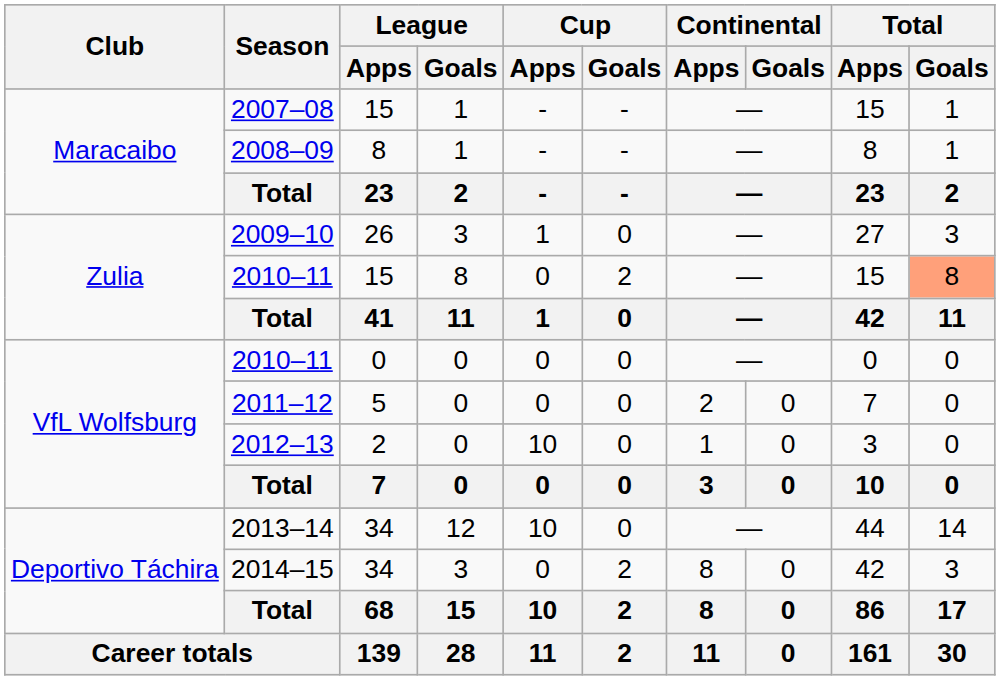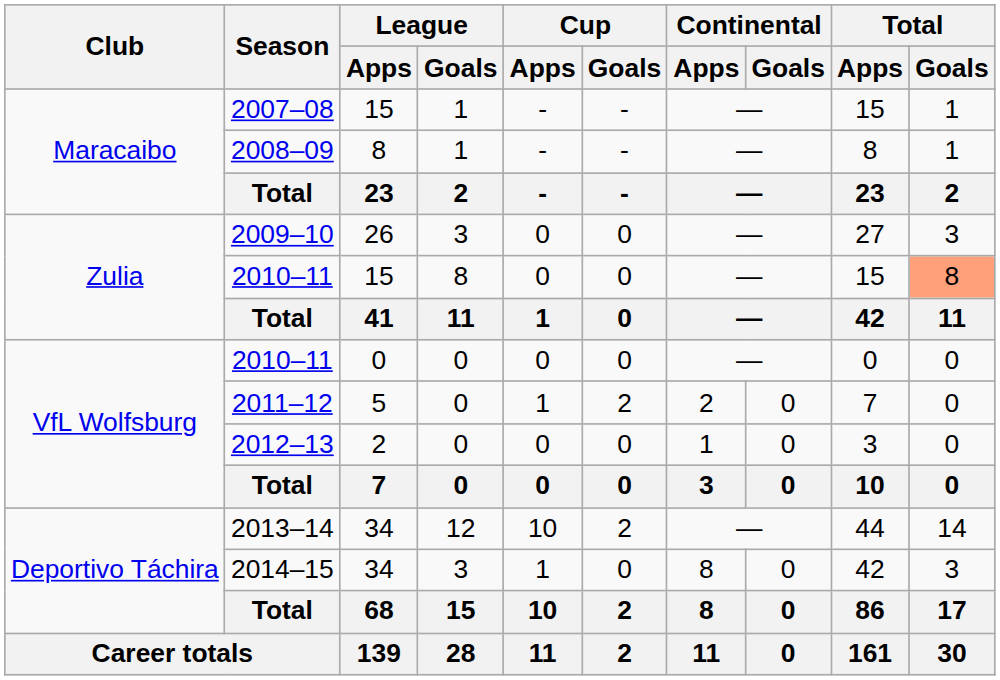(543, 234) 1 -> (543, 234) 0
(624, 276) 2 -> (624, 276) 0
(543, 402) 0 -> (543, 402) 1
(624, 402) 0 -> (624, 402) 2
(543, 444) 10 -> (543, 444) 0
(624, 527) 0 -> (624, 527) 2
(543, 569) 0 -> (543, 569) 1
(624, 569) 2 -> (624, 569) 0
